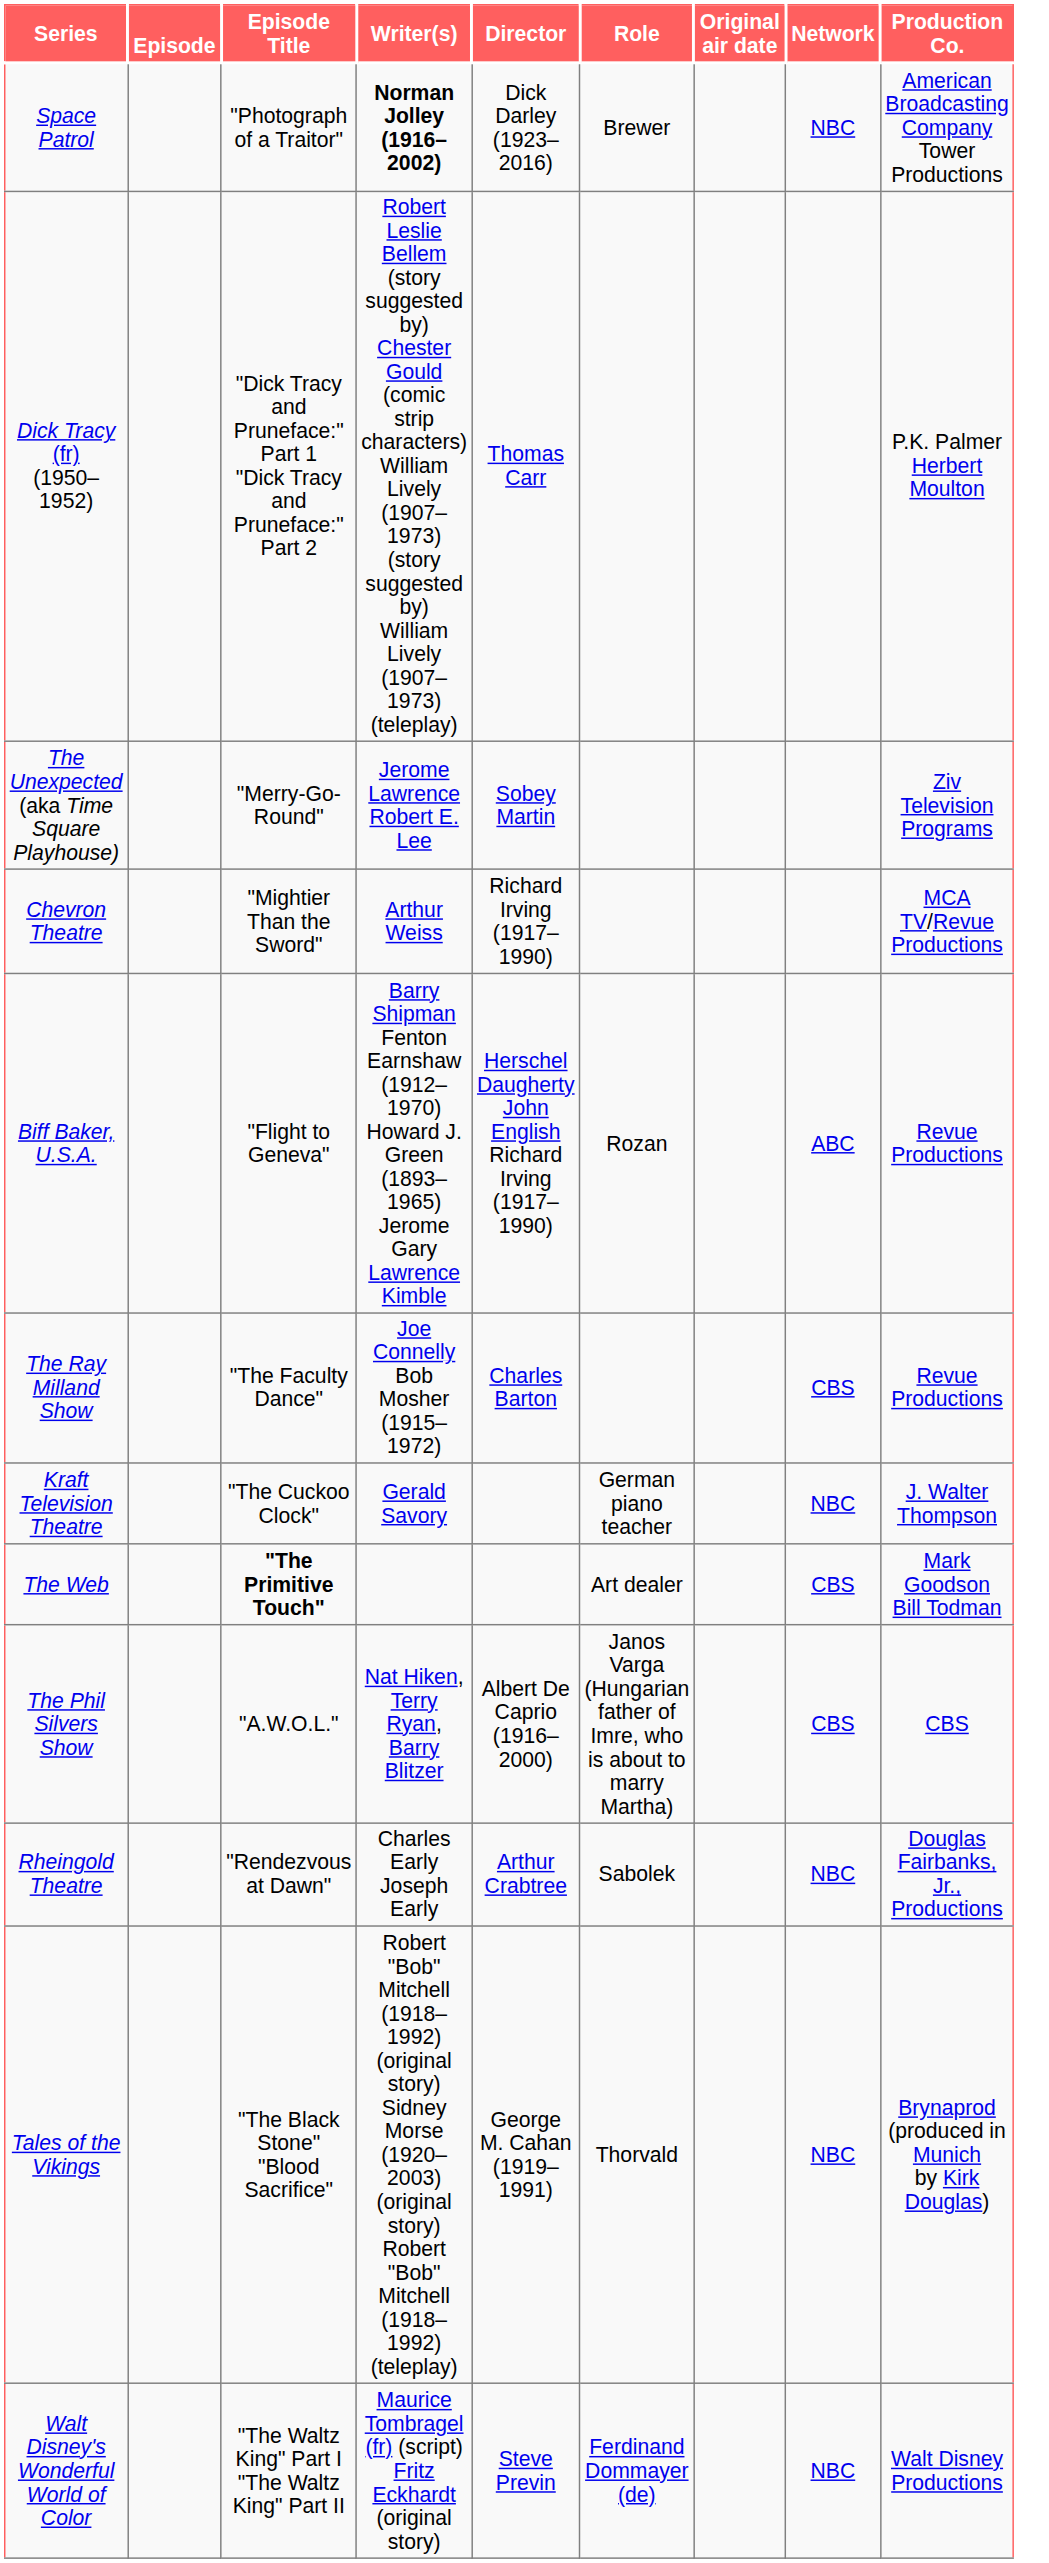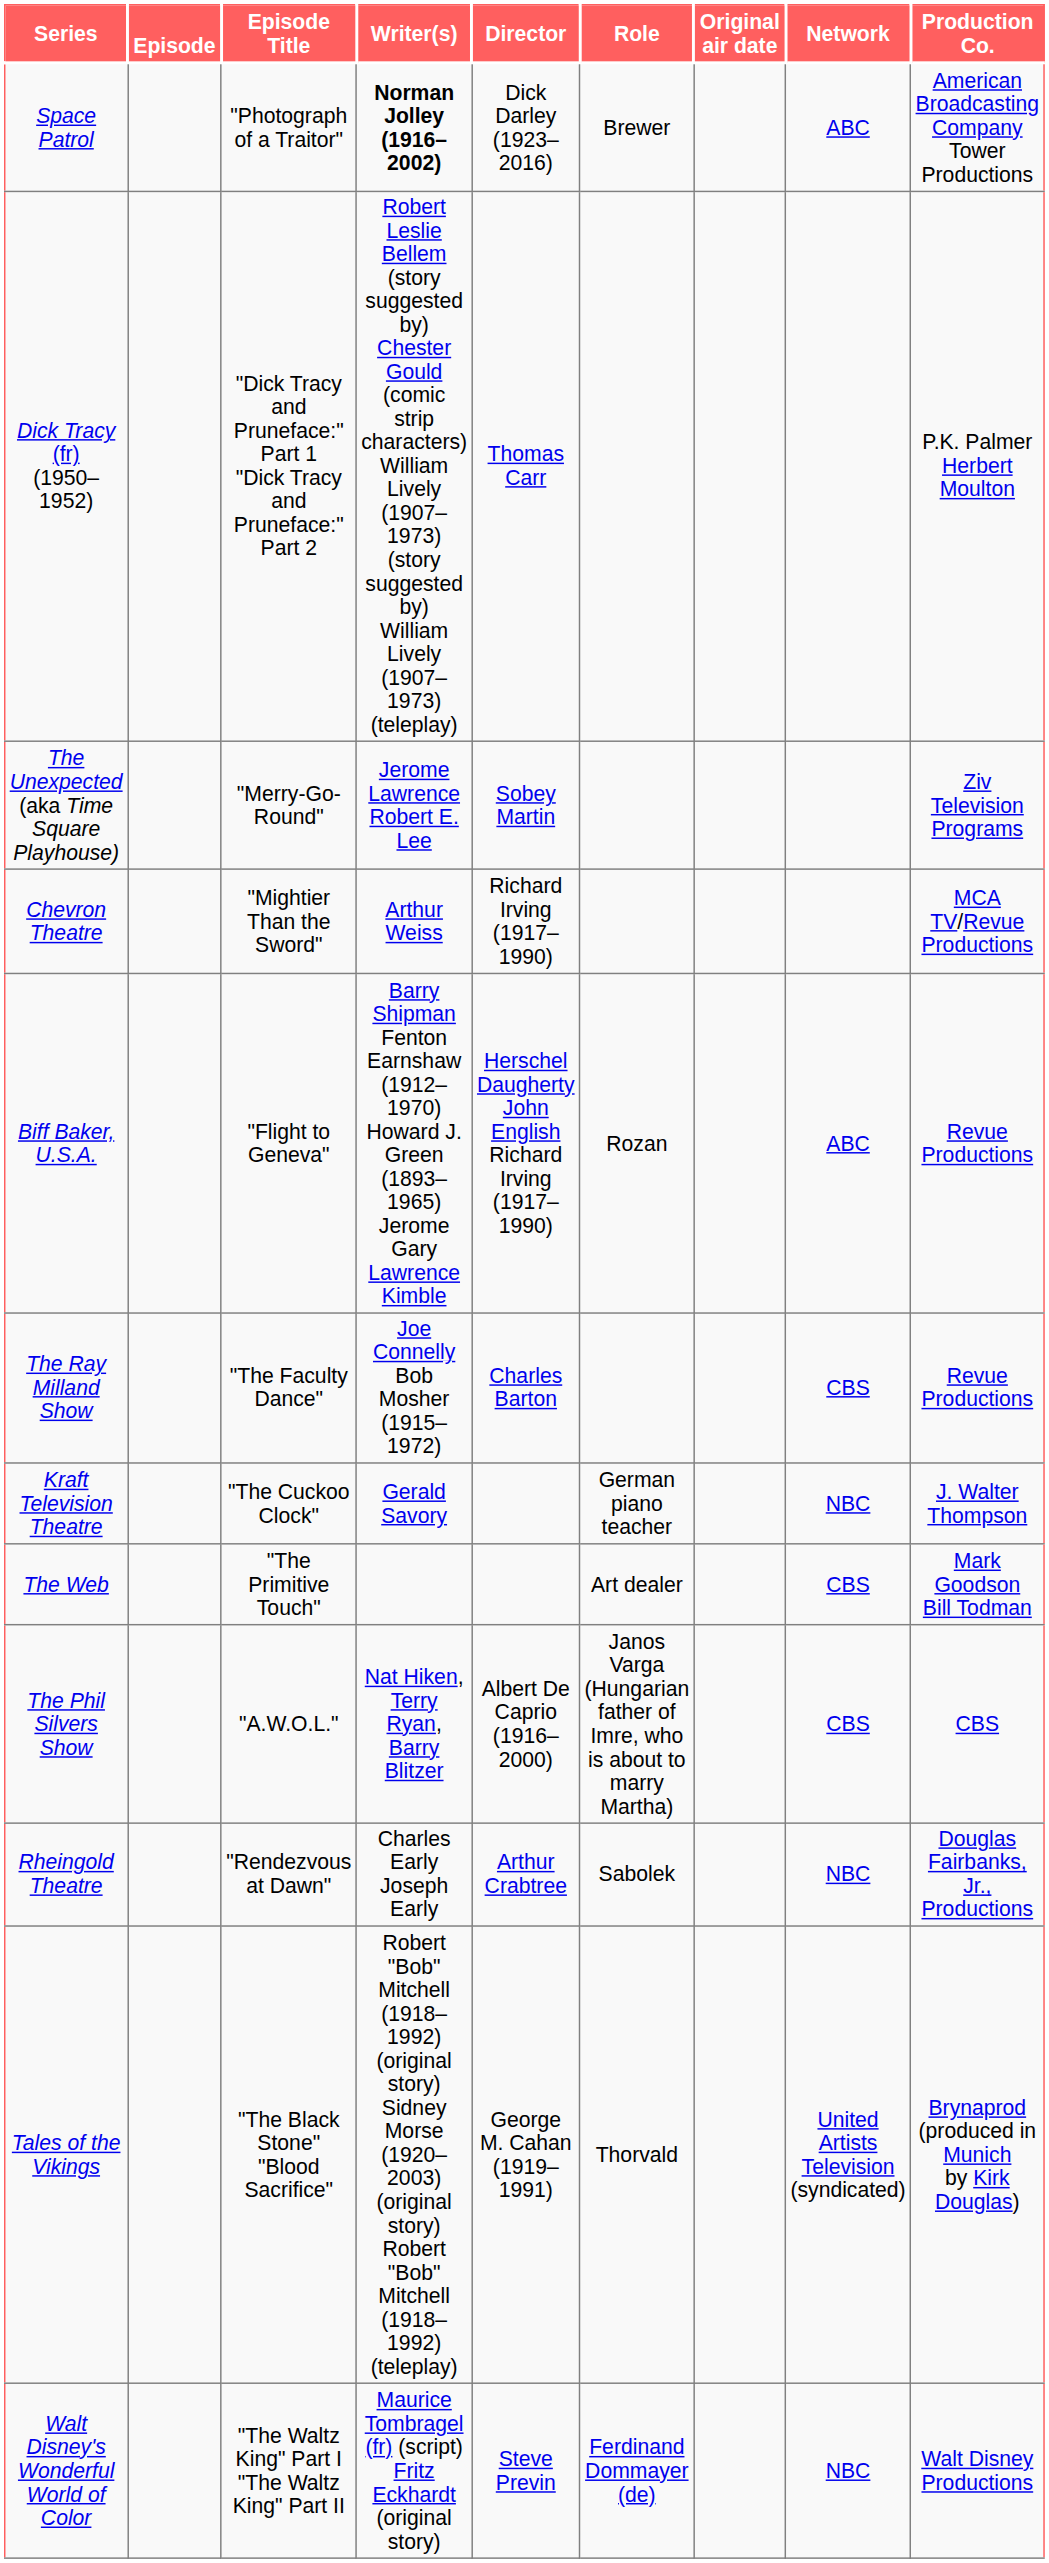(833, 127) NBC -> (848, 127) ABC
(289, 1584) bold -> (289, 1584) normal
(833, 2155) NBC -> (848, 2155) United Artists Television (syndicated)
